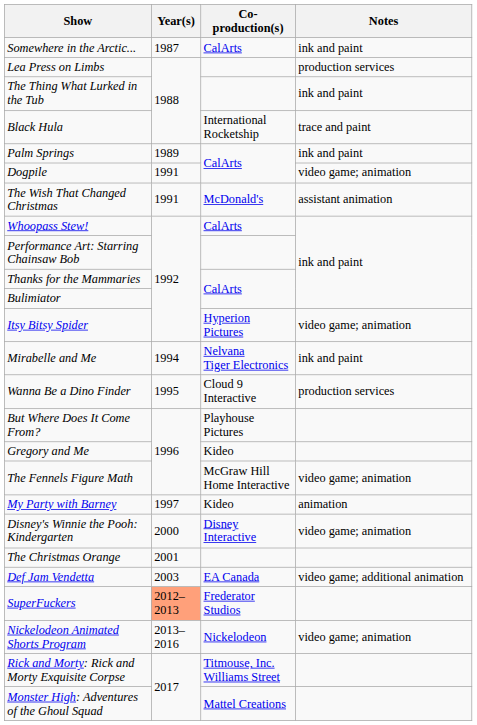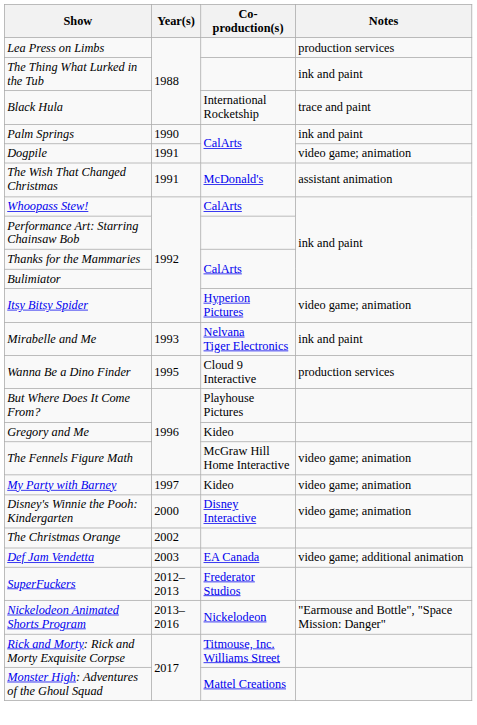- row: (72, 47)
(167, 153) 1989 -> (167, 134) 1990
(167, 358) 1994 -> (167, 338) 1993
(323, 504) animation -> (355, 485) video game; animation
(167, 557) 2001 -> (167, 537) 2002
(170, 603) lightsalmon background -> (170, 583) no background
(355, 636) video game; animation -> (375, 617) "Earmouse and Bottle", "Space Mission: Danger"
